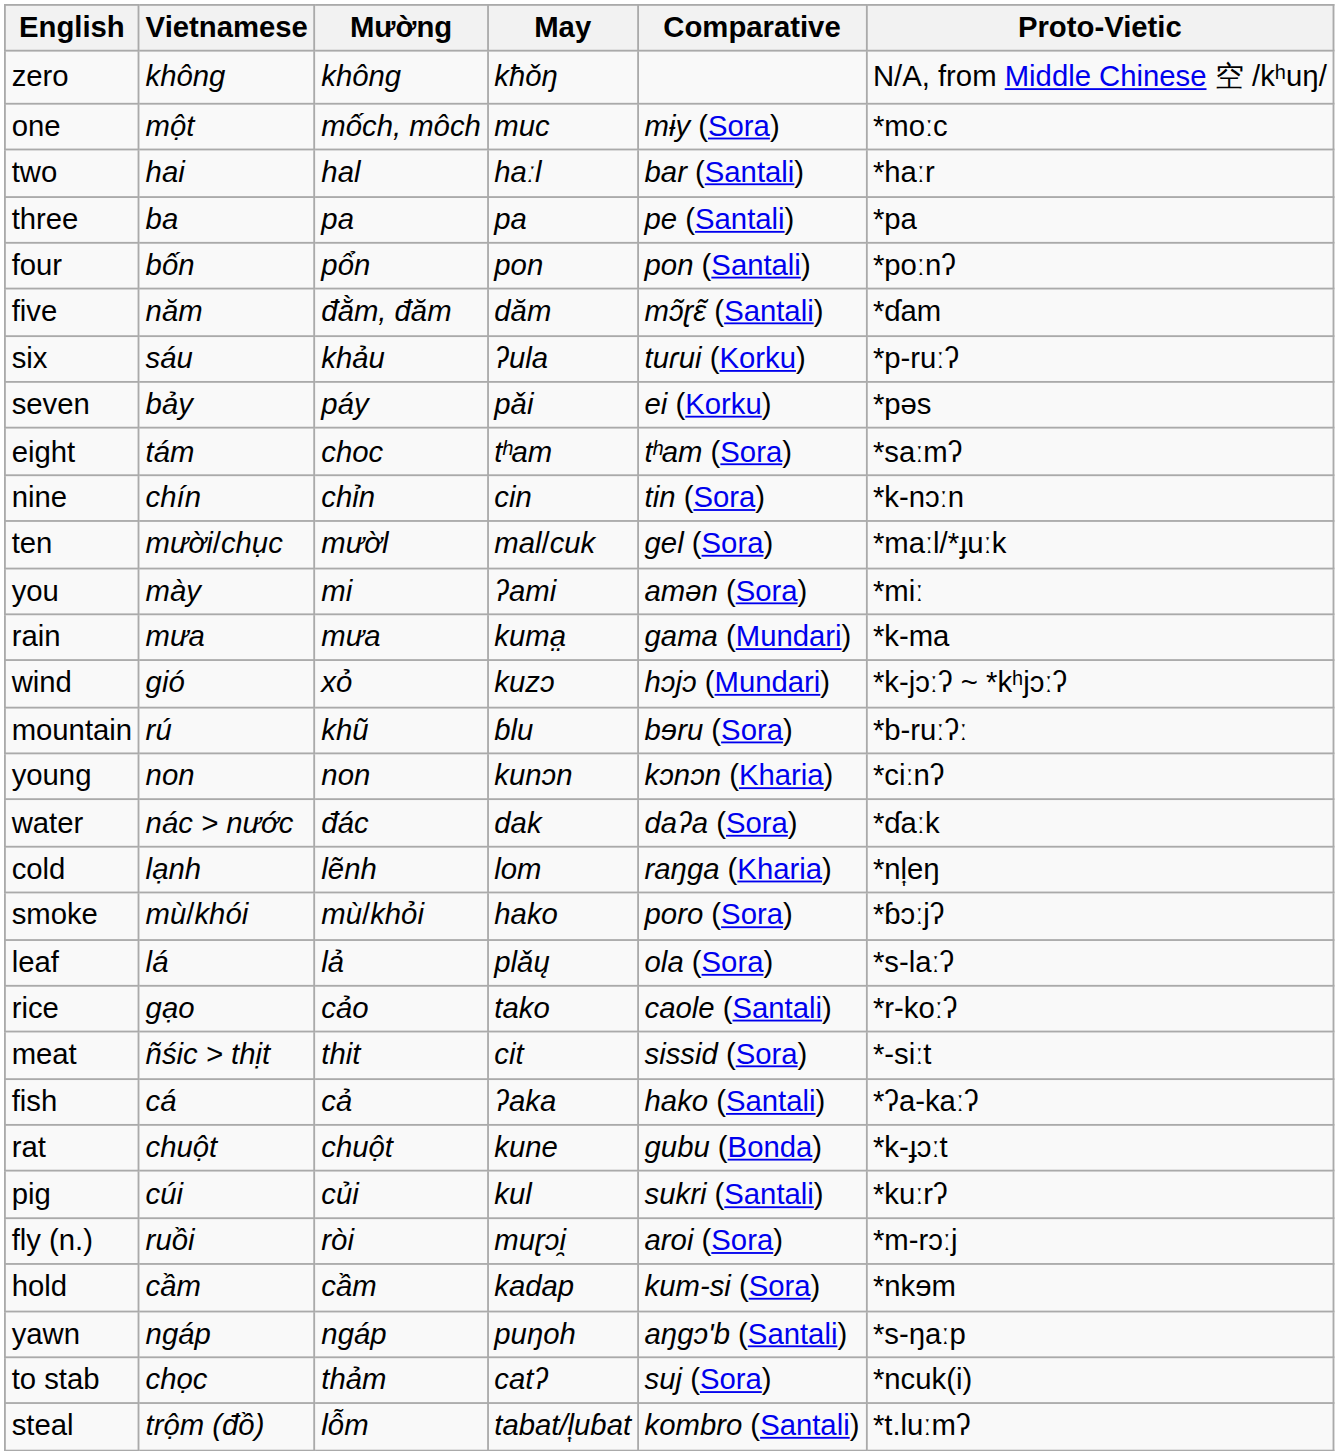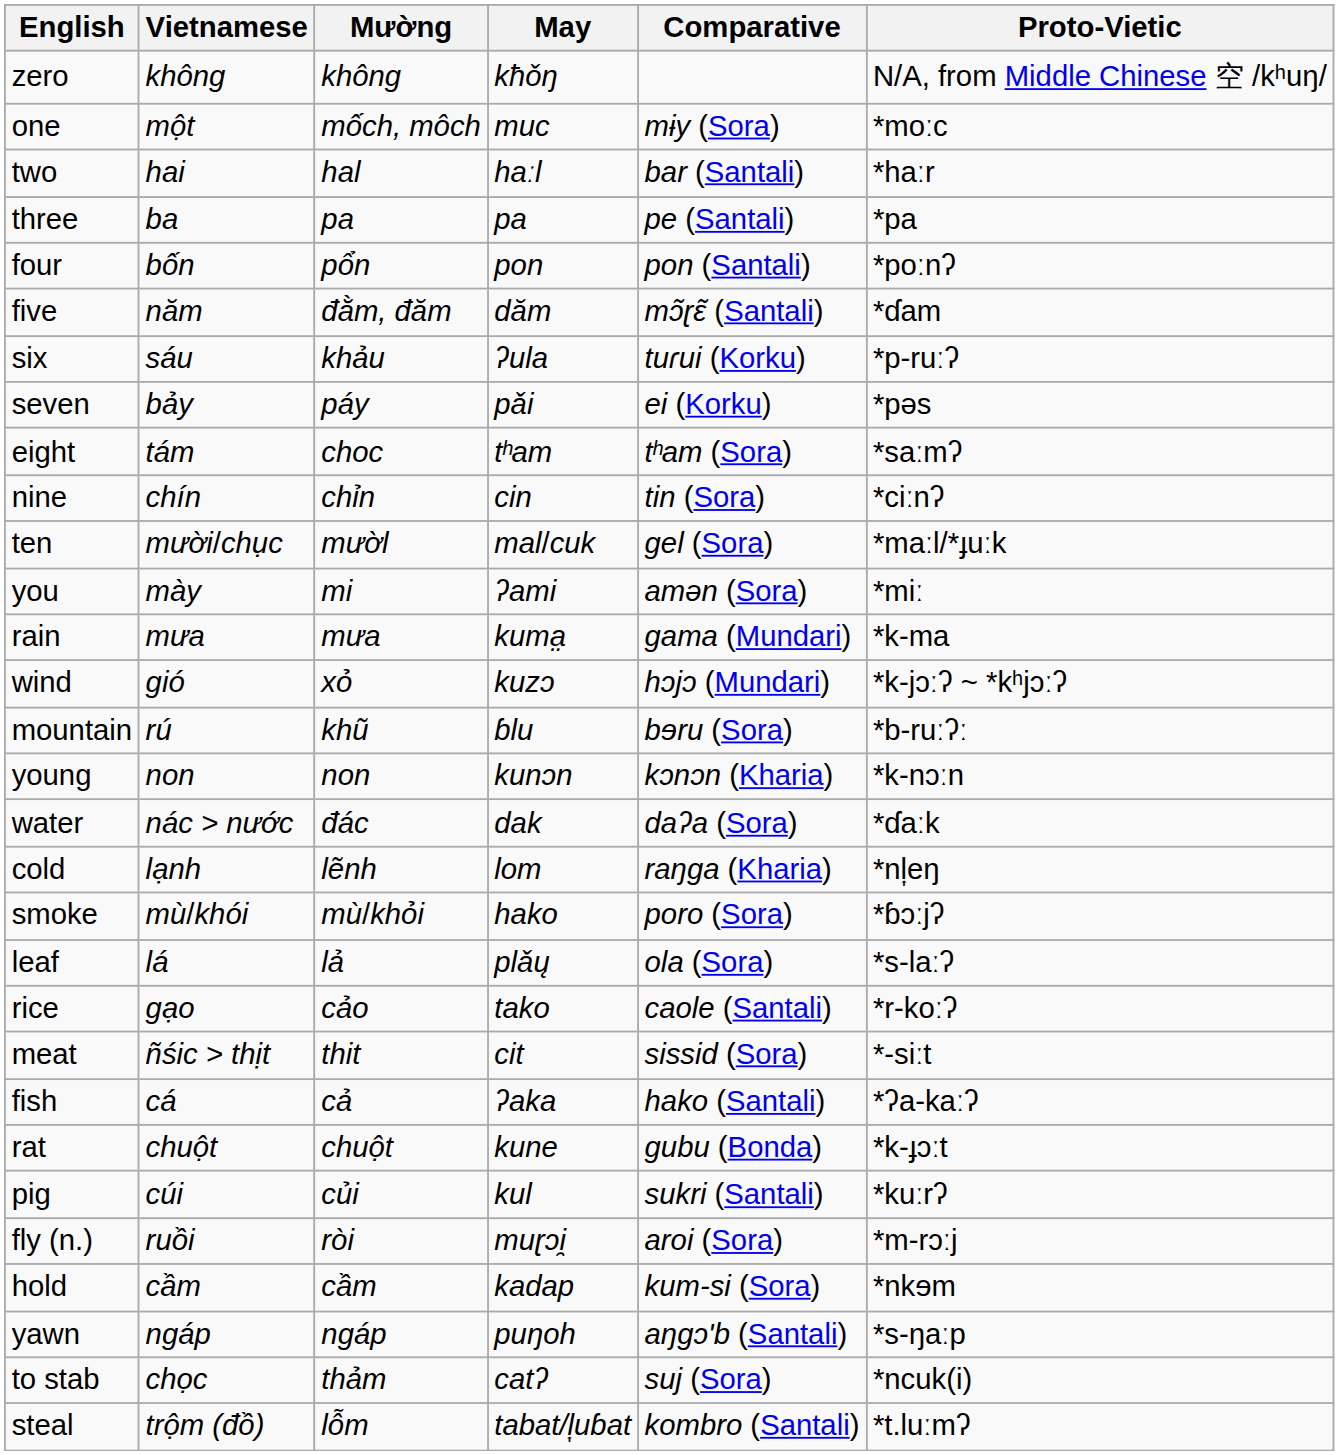(918, 497) *k-nɔːn -> (909, 497) *ciːnʔ
(909, 776) *ciːnʔ -> (918, 776) *k-nɔːn
